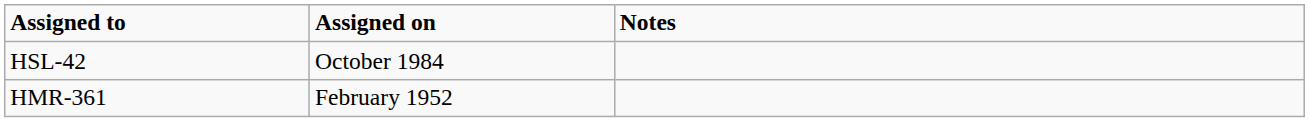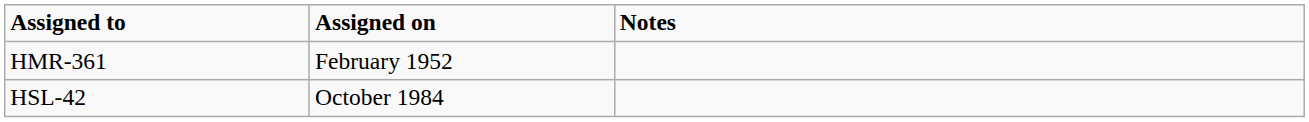rows swapped: (59, 97) <-> (48, 60)
